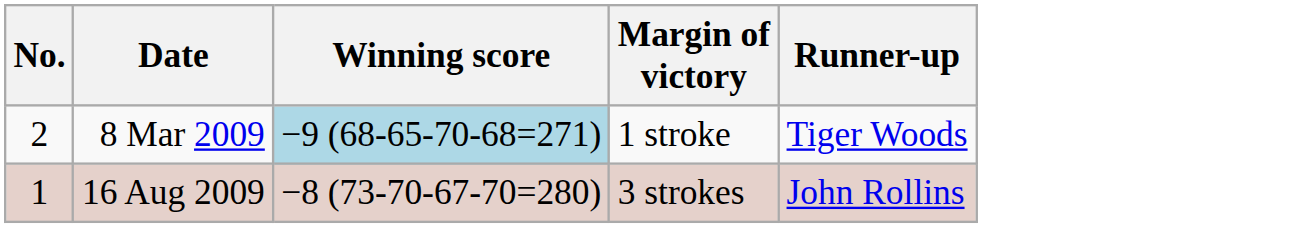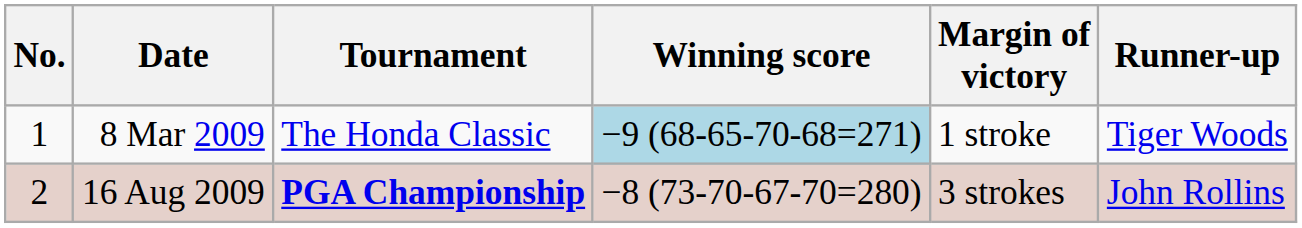+ column: (433, 54)
(39, 134) 2 -> (39, 134) 1
(39, 192) 1 -> (39, 192) 2
